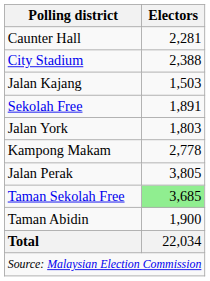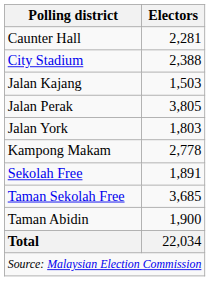rows swapped: (40, 173) <-> (45, 106)
(185, 196) lightgreen background -> (185, 196) no background
